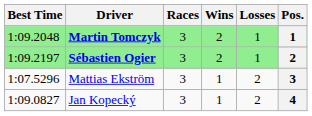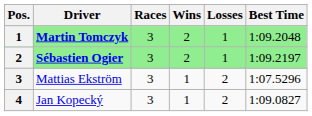columns swapped: (293, 15) <-> (35, 15)
